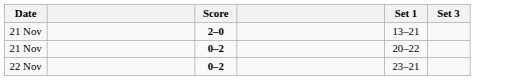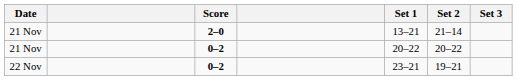+ column: (448, 13)
